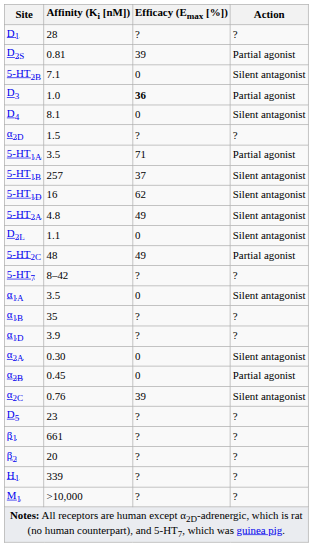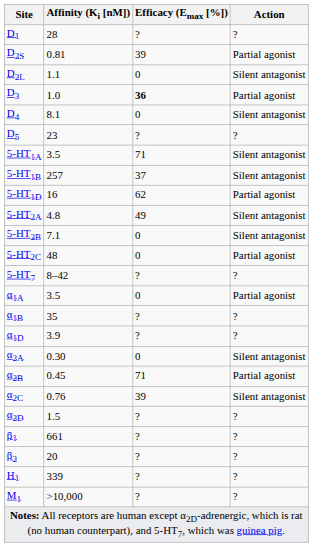rows swapped: (16, 235) <-> (24, 74)
rows swapped: (13, 416) <-> (15, 135)
(264, 155) Partial agonist -> (269, 155) Silent antagonist
(269, 195) Silent antagonist -> (264, 195) Partial agonist
(140, 255) 49 -> (138, 255) 0
(269, 295) Silent antagonist -> (264, 295) Partial agonist
(138, 376) 0 -> (140, 376) 71
